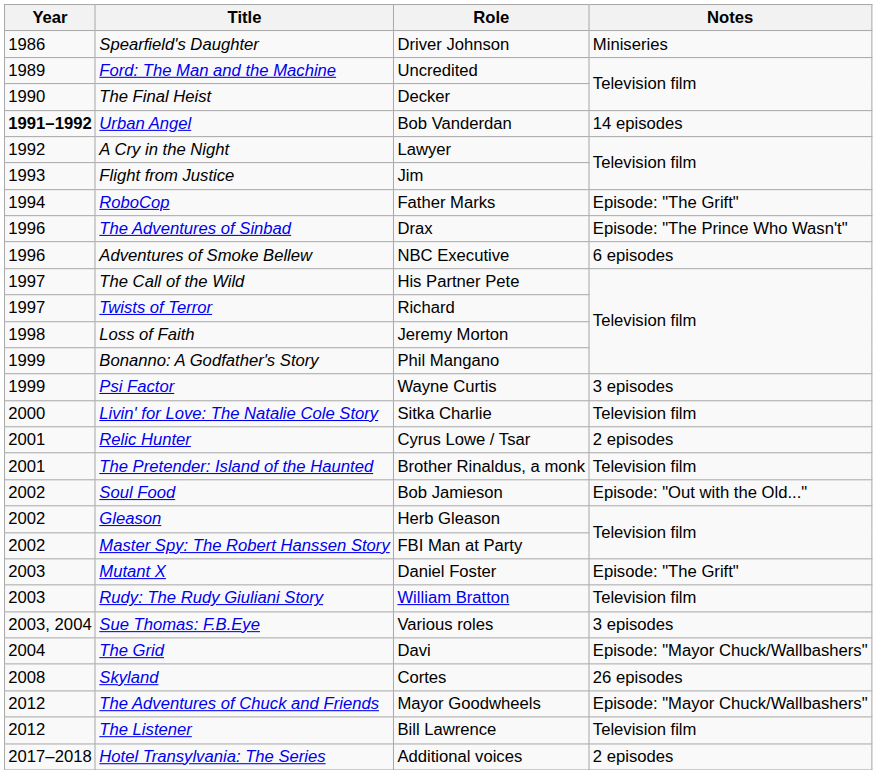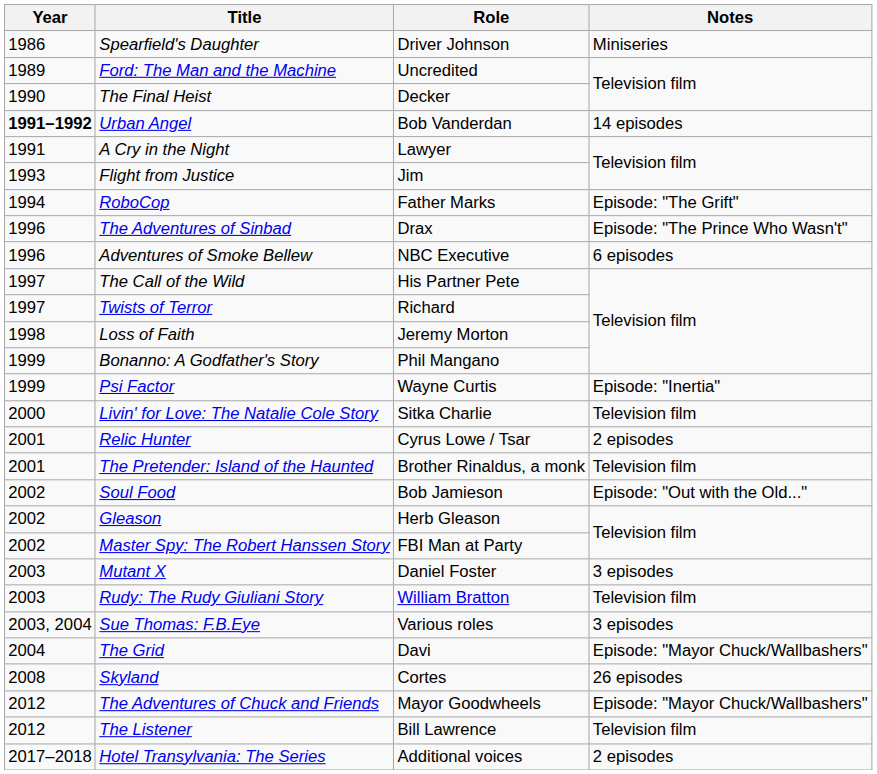(27, 149) 1992 -> (27, 149) 1991
(633, 387) 3 episodes -> (657, 387) Episode: "Inertia"
(666, 571) Episode: "The Grift" -> (633, 571) 3 episodes
